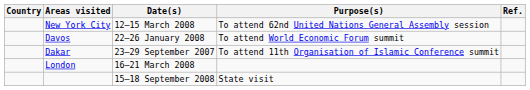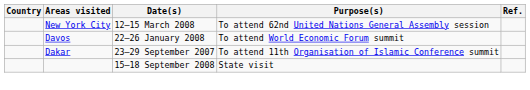- row: (60, 65)
